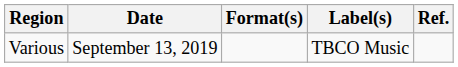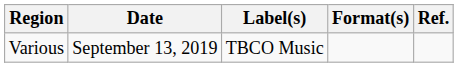columns swapped: (264, 18) <-> (360, 18)
